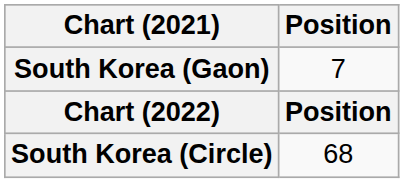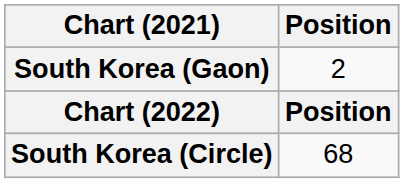(338, 68) 7 -> (338, 68) 2
